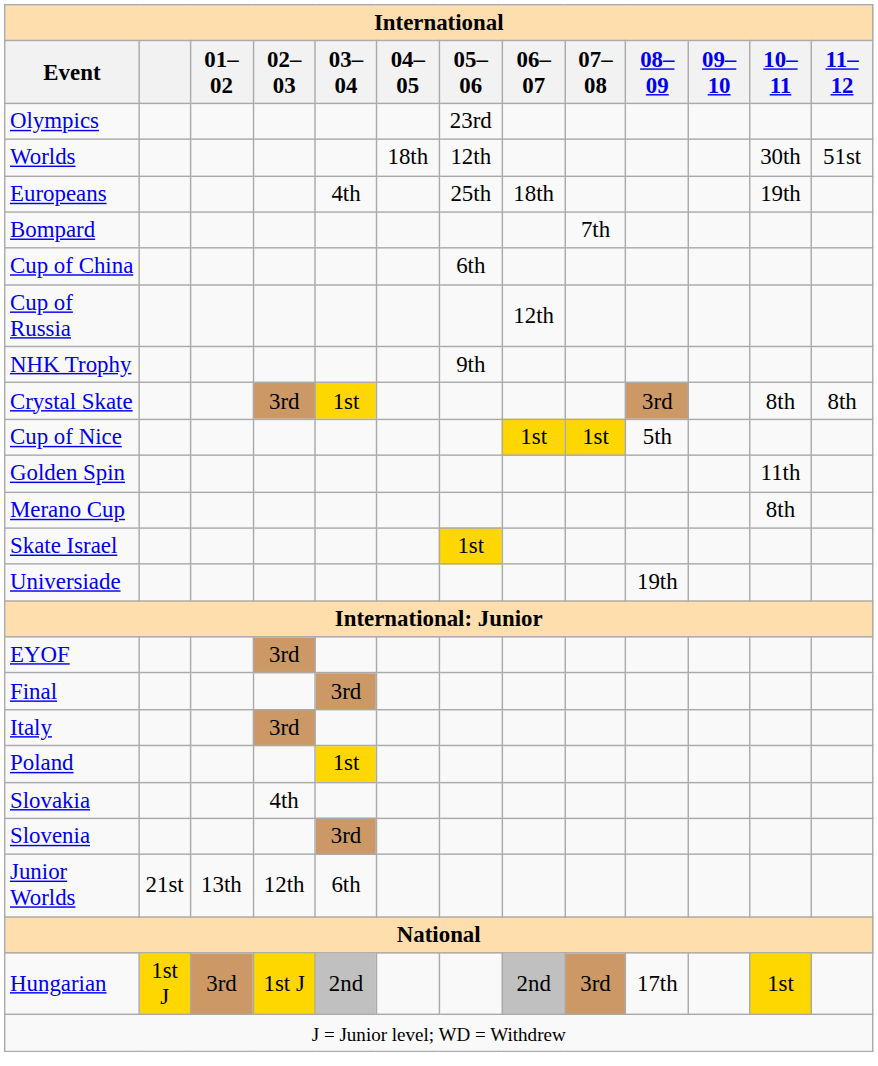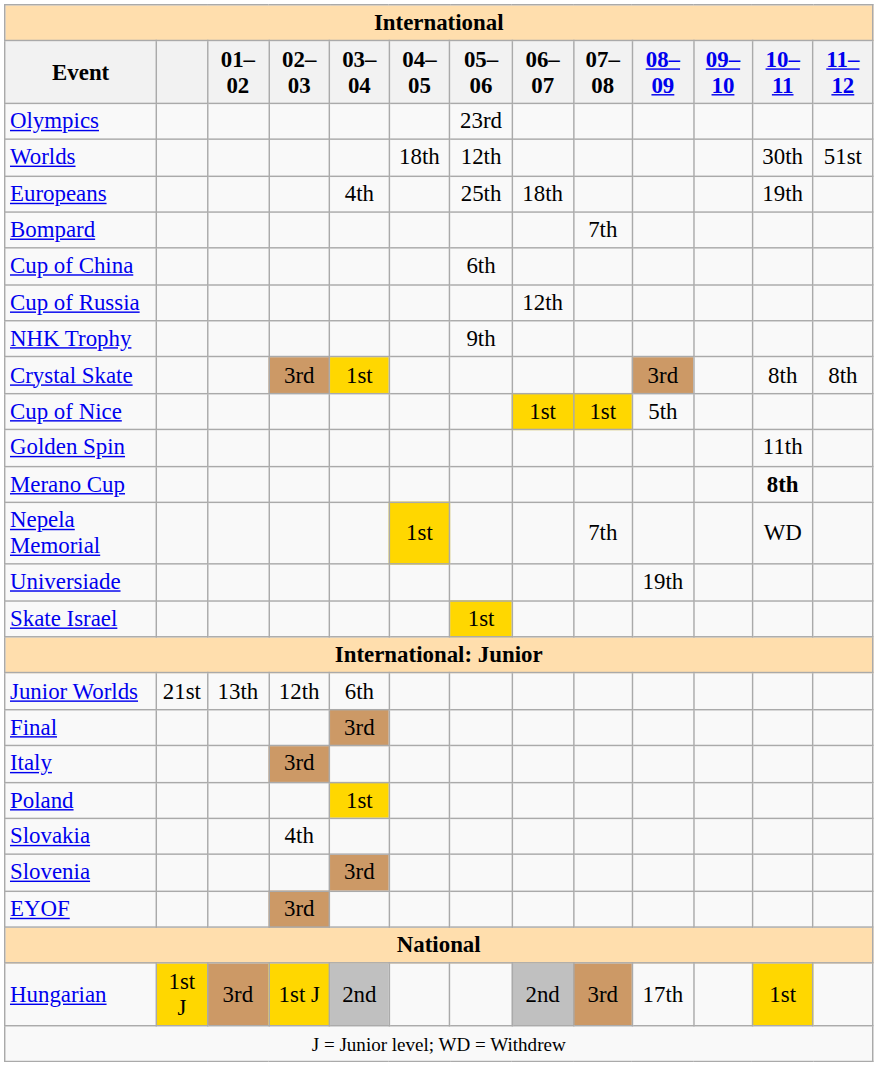(780, 509) normal -> (783, 483) bold
+ row: (55, 532)
rows swapped: (64, 545) <-> (65, 582)
rows swapped: (43, 885) <-> (40, 654)
